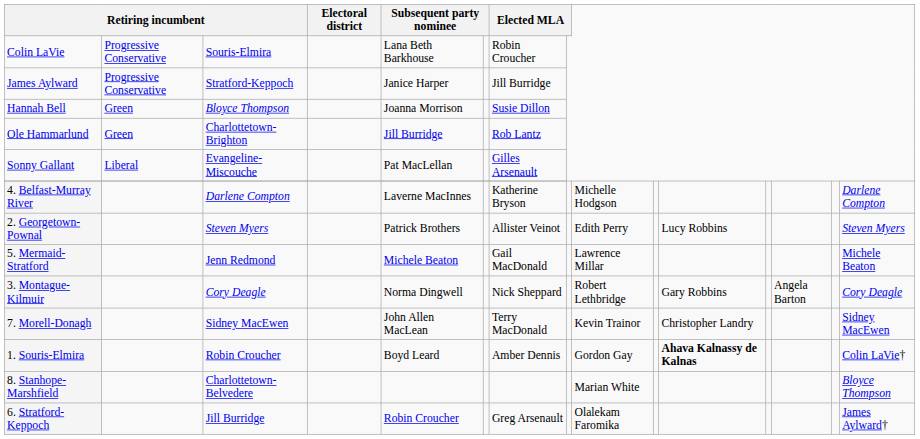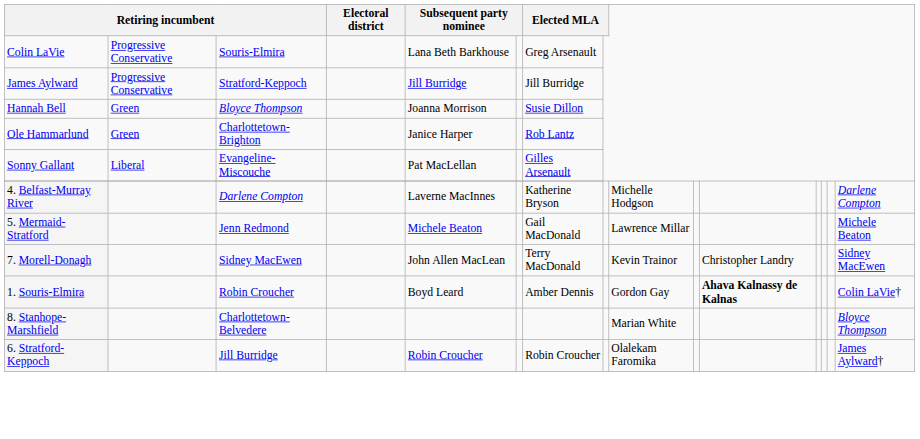(514, 51) Robin Croucher -> (561, 51) Greg Arsenault
(416, 83) Janice Harper -> (437, 83) Jill Burridge
(413, 133) Jill Burridge -> (440, 133) Janice Harper
- row: (44, 228)
- row: (39, 292)
(527, 418) Greg Arsenault -> (563, 355) Robin Croucher
